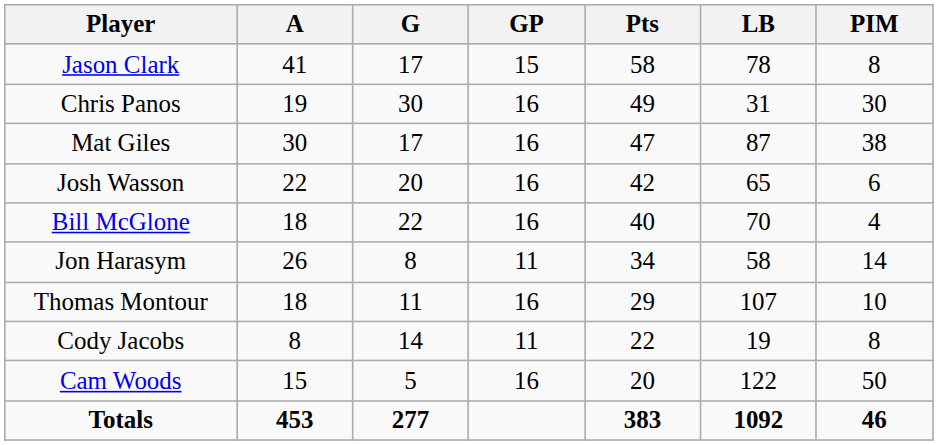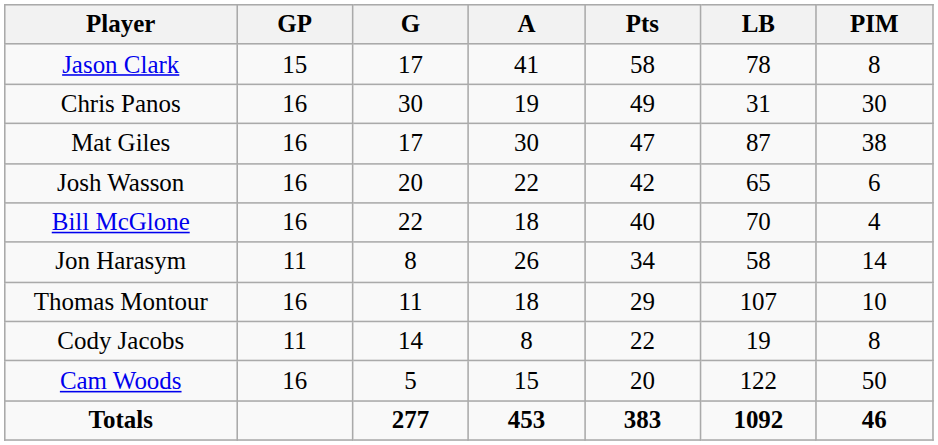columns swapped: (527, 24) <-> (295, 24)
